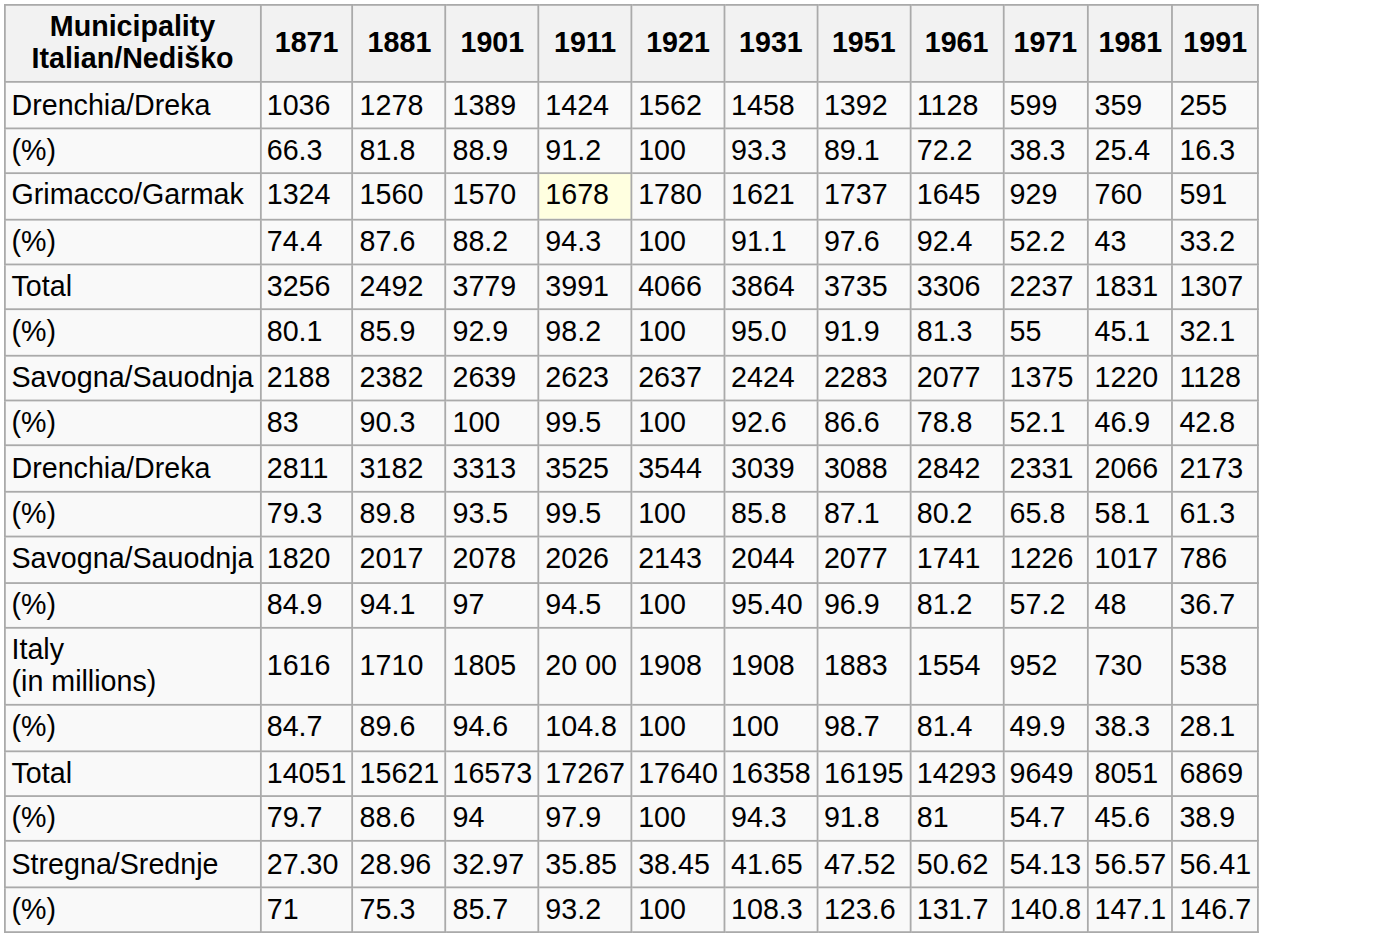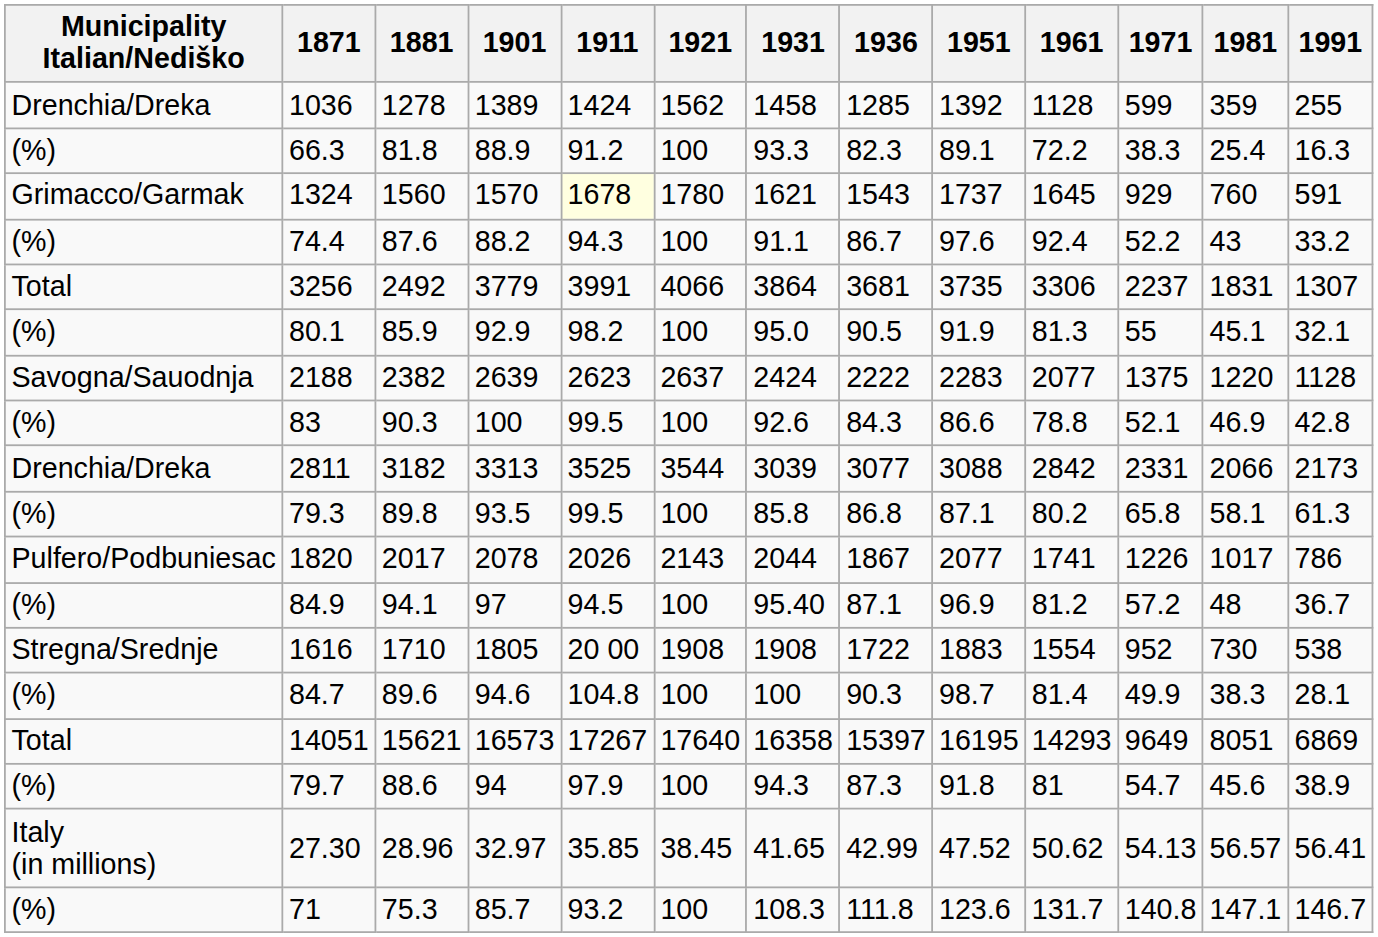+ column: (886, 43)
(133, 559) Savogna/Sauodnja -> (144, 559) Pulfero/Podbuniesac
(84, 666) Italy (in millions) -> (115, 649) Stregna/Srednje
(115, 863) Stregna/Srednje -> (84, 847) Italy (in millions)
